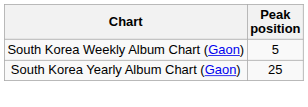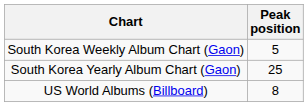+ row: (126, 91)
